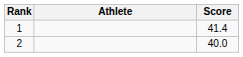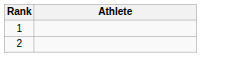- column: (218, 12)
